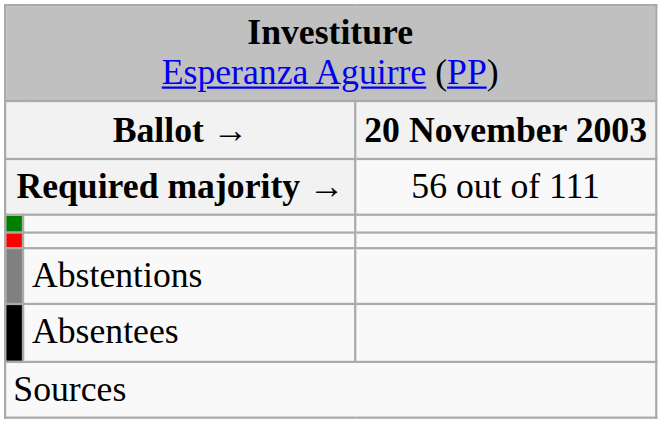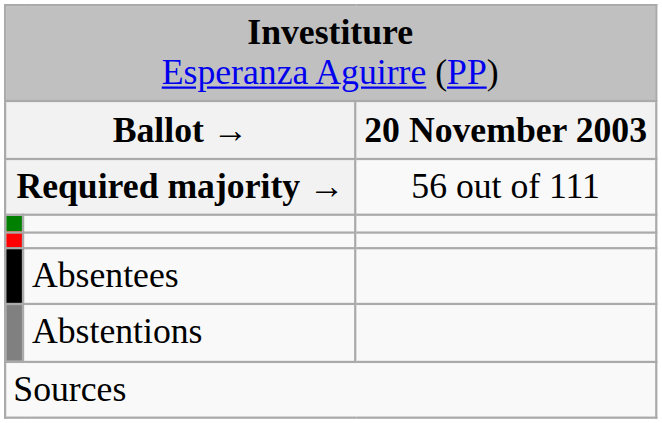rows swapped: (14, 276) <-> (14, 333)
